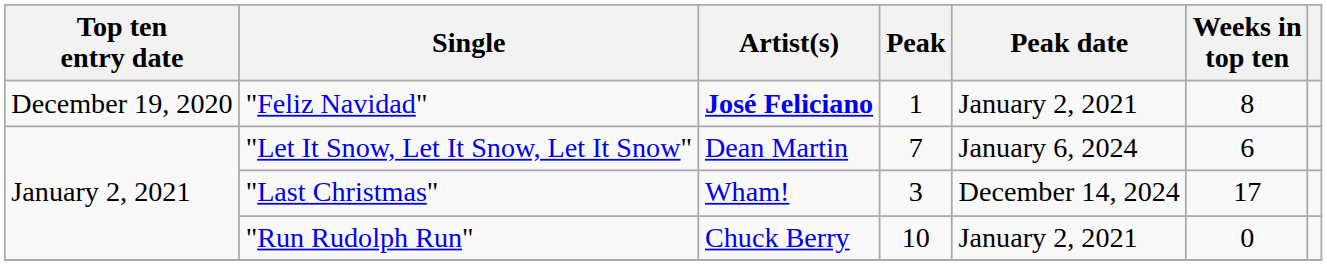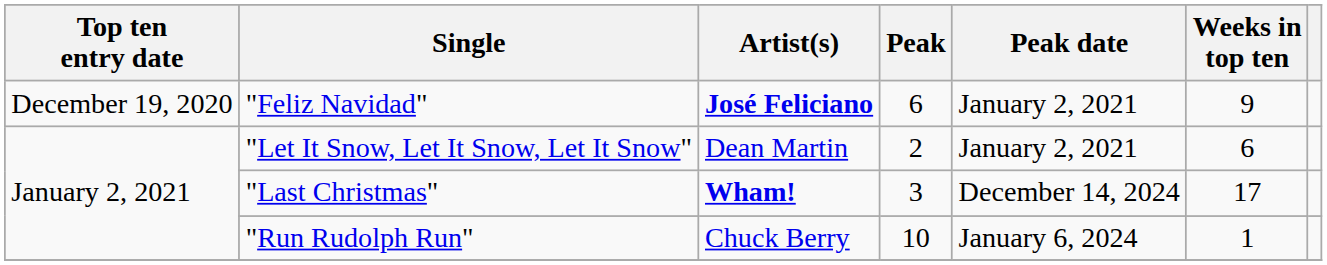(916, 103) 1 -> (916, 103) 6
(1247, 103) 8 -> (1247, 103) 9
(916, 147) 7 -> (916, 147) 2
(1048, 147) January 6, 2024 -> (1048, 147) January 2, 2021
(747, 192) normal -> (750, 192) bold
(1048, 237) January 2, 2021 -> (1048, 237) January 6, 2024
(1247, 237) 0 -> (1247, 237) 1
